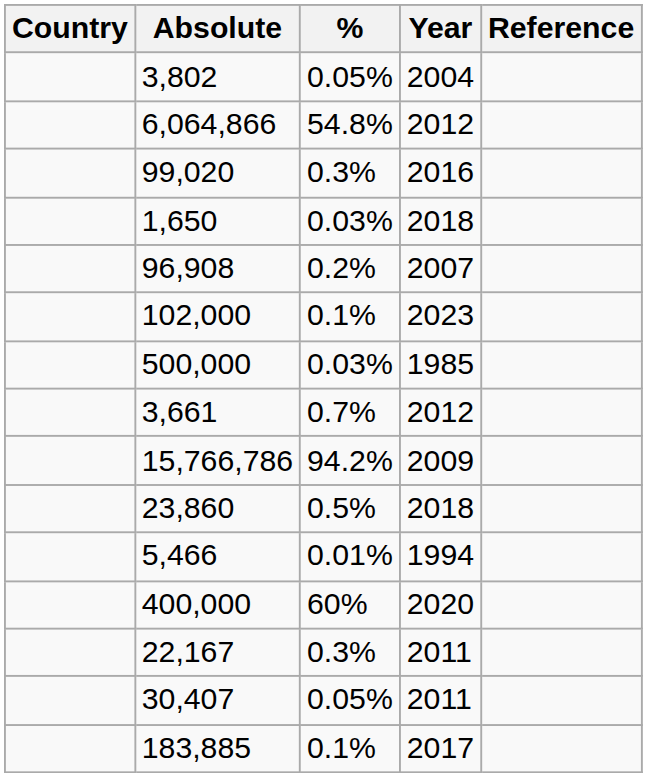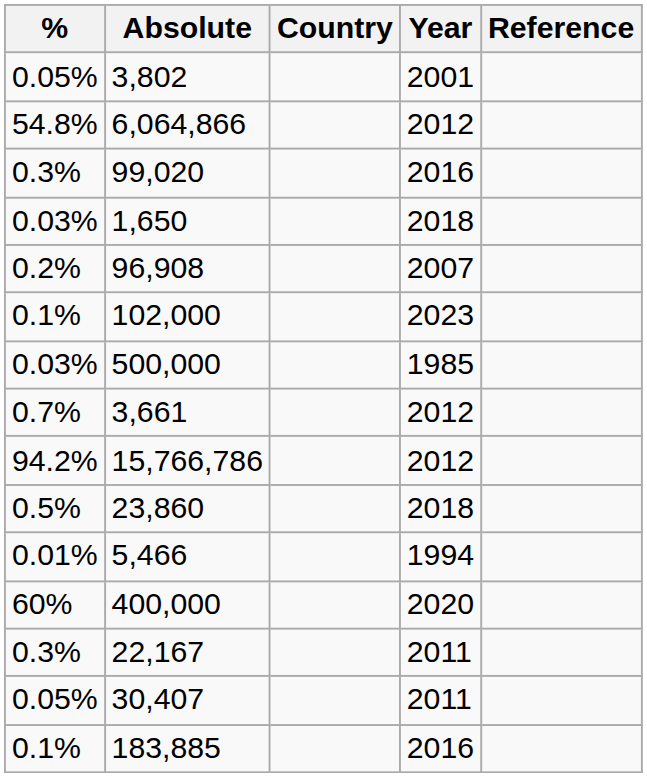columns swapped: (70, 28) <-> (350, 28)
(440, 76) 2004 -> (440, 76) 2001
(440, 460) 2009 -> (440, 460) 2012
(440, 747) 2017 -> (440, 747) 2016
